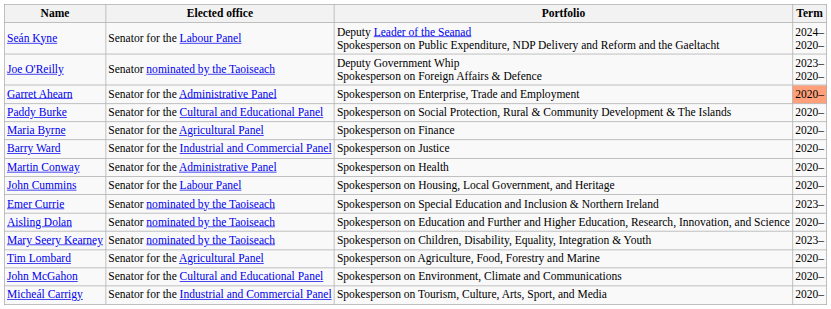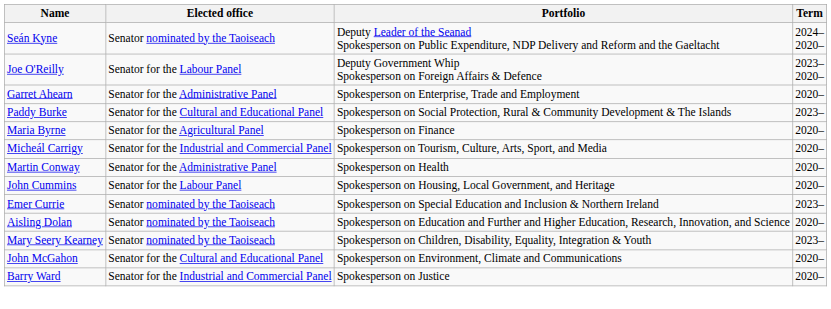(175, 38) Senator for the Labour Panel -> (192, 38) Senator nominated by the Taoiseach
(192, 69) Senator nominated by the Taoiseach -> (175, 69) Senator for the Labour Panel
(810, 94) lightsalmon background -> (810, 94) no background
(810, 112) 2020– -> (810, 112) 2023–
rows swapped: (45, 295) <-> (34, 149)
- row: (39, 258)
